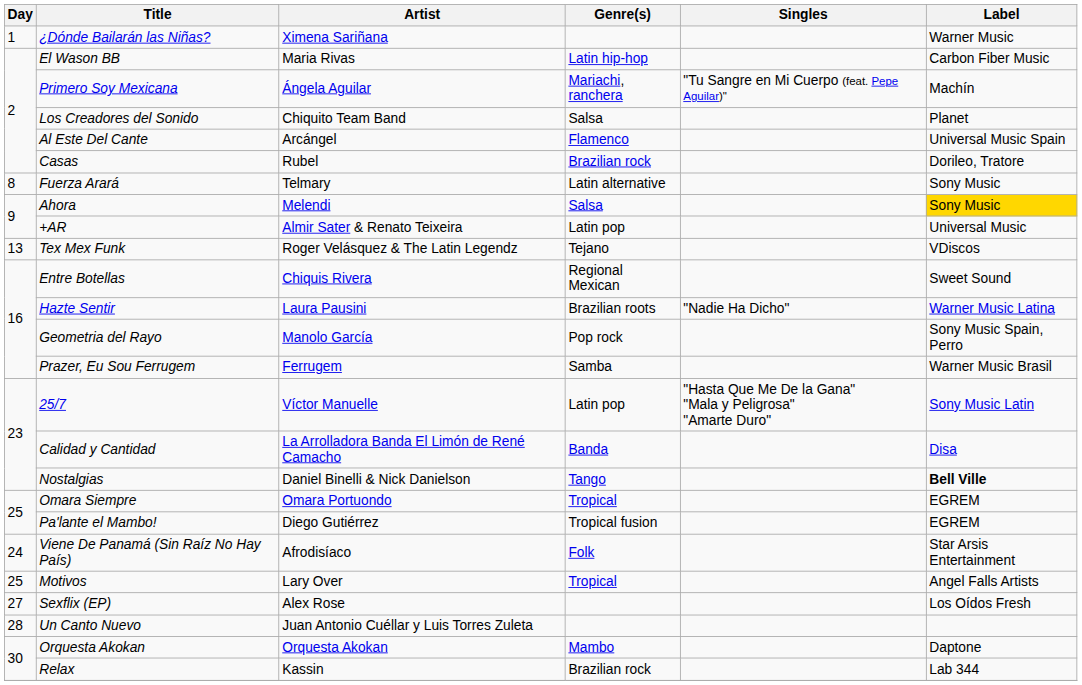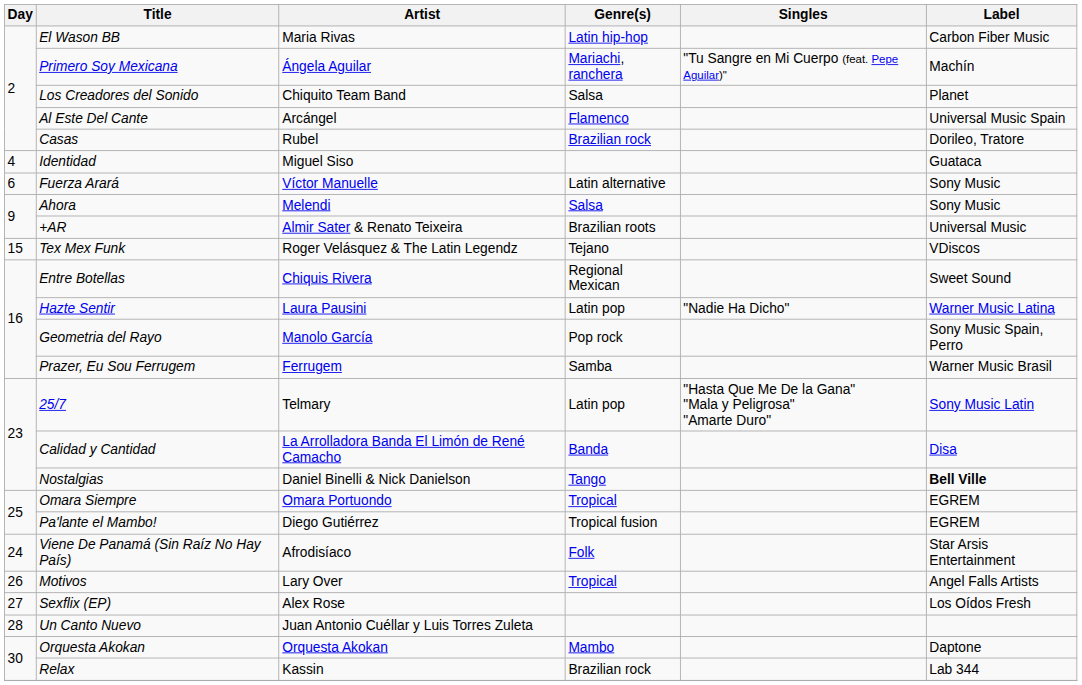- row: (125, 37)
+ row: (68, 161)
(11, 183) 8 -> (11, 183) 6
(306, 183) Telmary -> (330, 183) Víctor Manuelle
(965, 205) gold background -> (965, 205) no background
(597, 227) Latin pop -> (612, 227) Brazilian roots
(15, 249) 13 -> (15, 249) 15
(612, 308) Brazilian roots -> (597, 308) Latin pop
(330, 404) Víctor Manuelle -> (306, 404) Telmary
(15, 582) 25 -> (15, 582) 26
